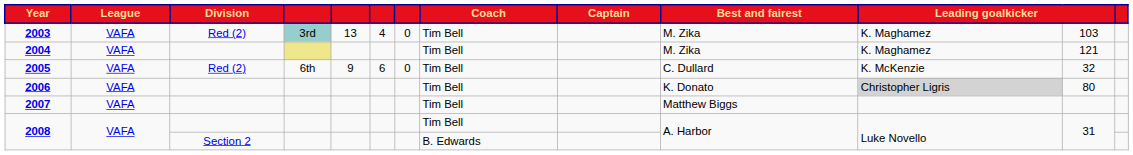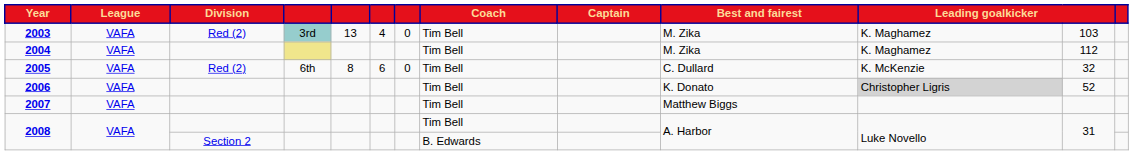(1089, 50) 121 -> (1089, 50) 112
(350, 68) 9 -> (350, 68) 8
(1089, 86) 80 -> (1089, 86) 52
